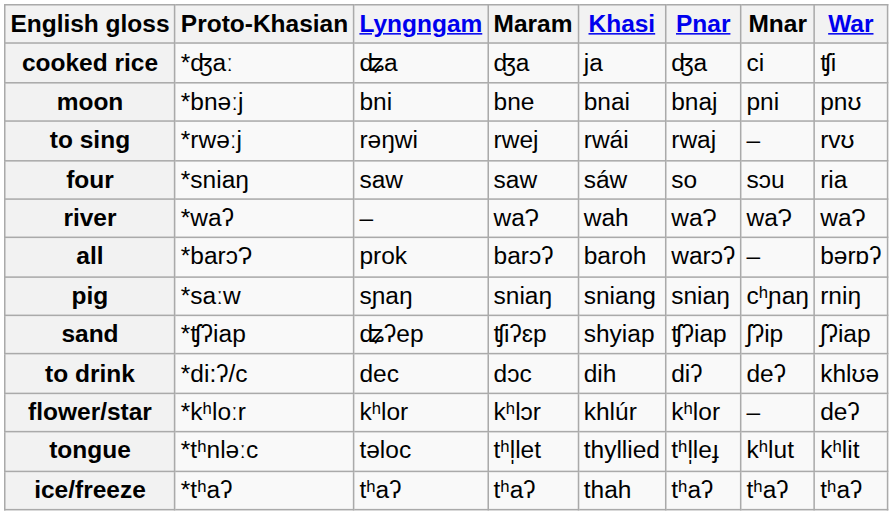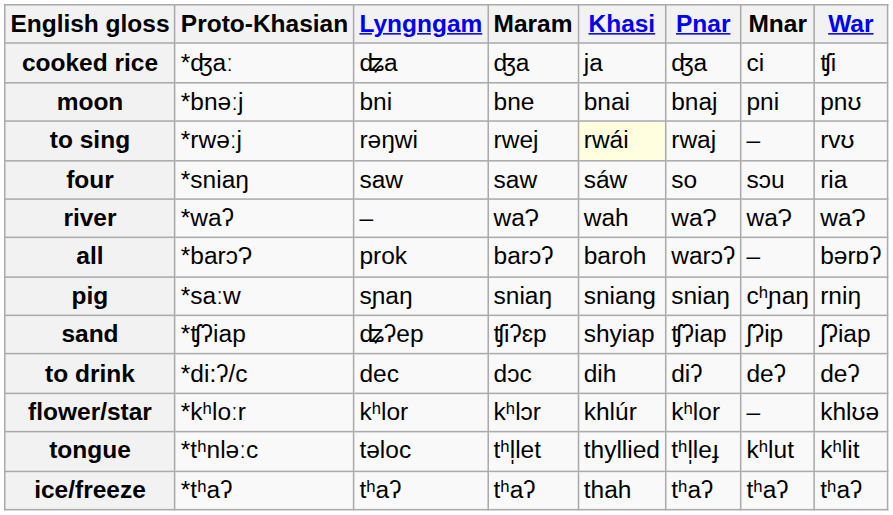(606, 140) no background -> (606, 140) lightyellow background
(850, 373) khlʊə -> (840, 373) deʔ
(840, 412) deʔ -> (850, 412) khlʊə
